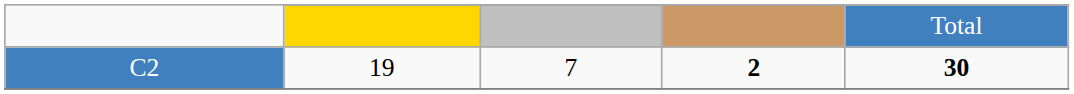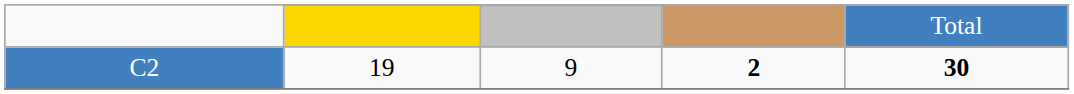(571, 67) 7 -> (571, 67) 9
